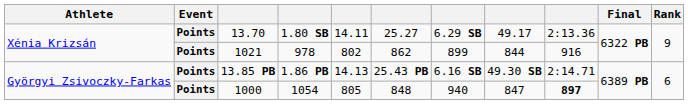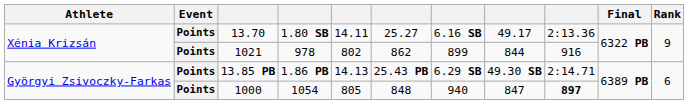(458, 33) 6.29 SB -> (458, 33) 6.16 SB
(458, 71) 6.16 SB -> (458, 71) 6.29 SB
